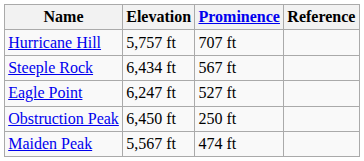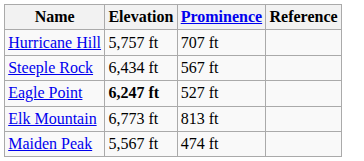(151, 93) normal -> (134, 93) bold
- row: (64, 118)
+ row: (52, 118)
